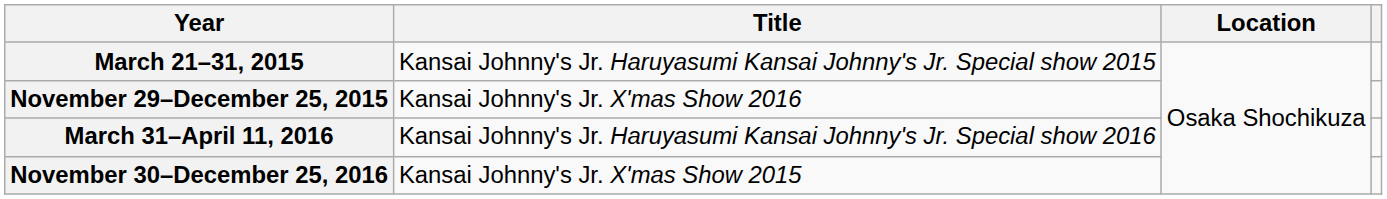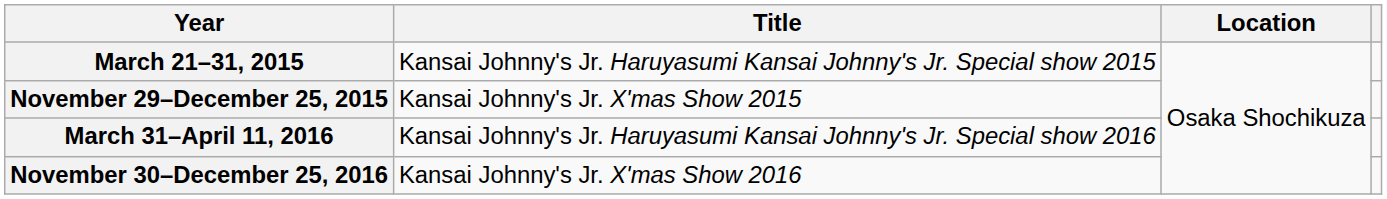(600, 99) Kansai Johnny's Jr. X'mas Show 2016 -> (600, 99) Kansai Johnny's Jr. X'mas Show 2015
(600, 174) Kansai Johnny's Jr. X'mas Show 2015 -> (600, 174) Kansai Johnny's Jr. X'mas Show 2016
